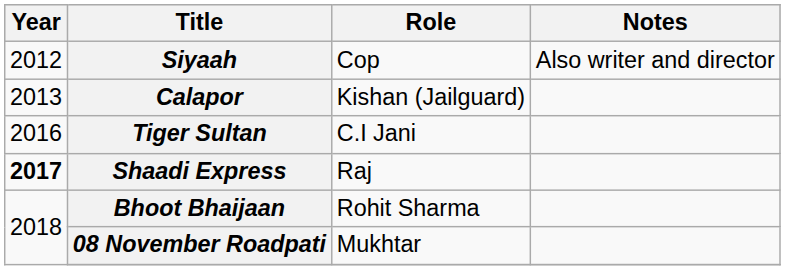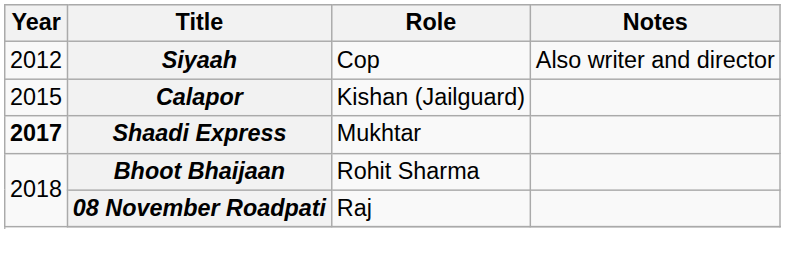(36, 97) 2013 -> (36, 97) 2015
- row: (199, 134)
(354, 171) Raj -> (379, 134) Mukhtar
(379, 245) Mukhtar -> (354, 208) Raj
